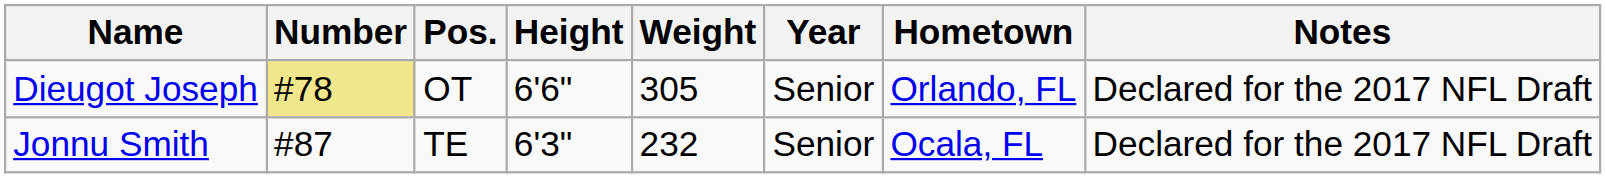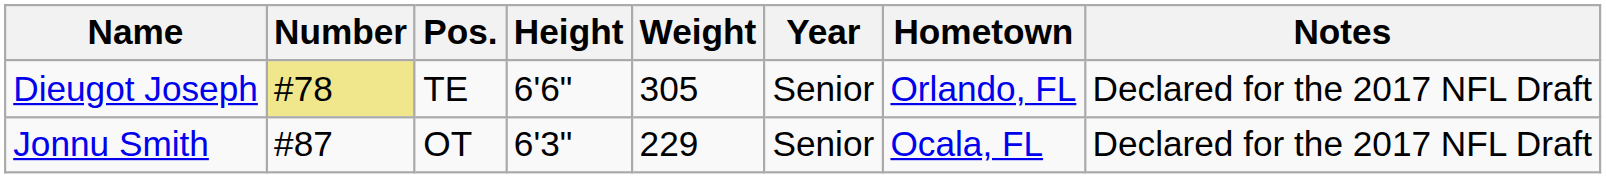(448, 88) OT -> (446, 88) TE
(446, 144) TE -> (448, 144) OT
(669, 144) 232 -> (669, 144) 229
